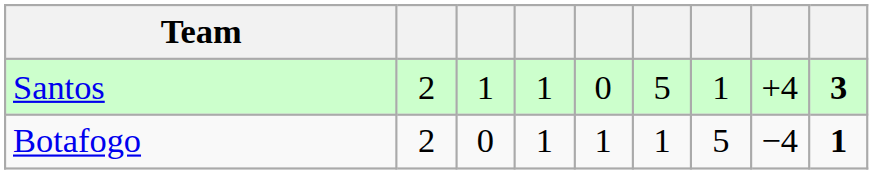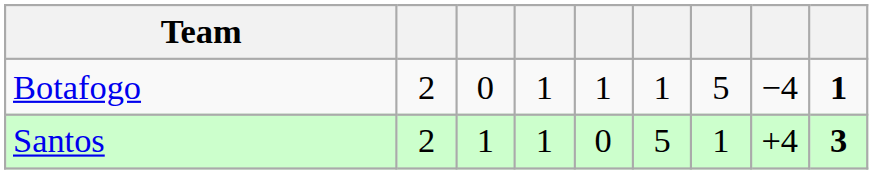rows swapped: (59, 86) <-> (77, 140)
